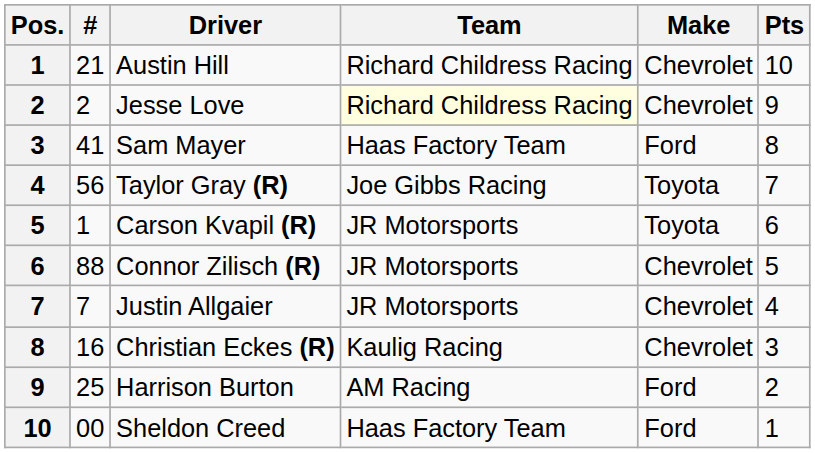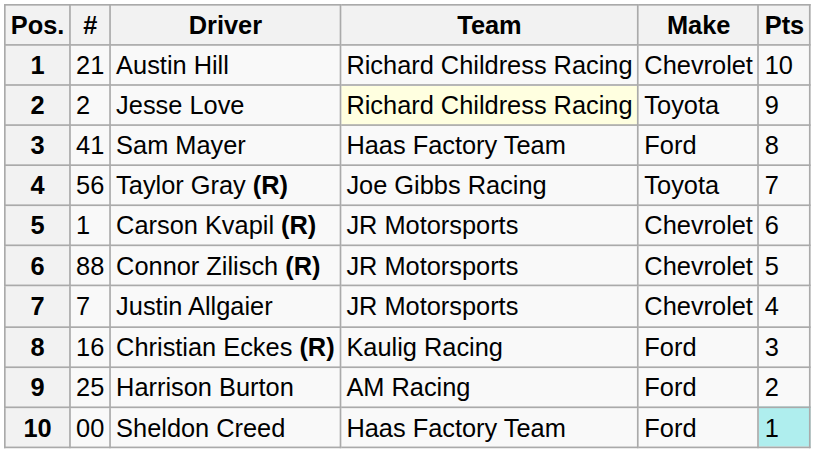(699, 105) Chevrolet -> (682, 105) Toyota
(682, 226) Toyota -> (699, 226) Chevrolet
(699, 347) Chevrolet -> (670, 347) Ford
(772, 427) no background -> (772, 427) paleturquoise background
